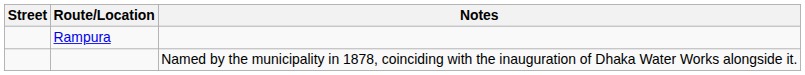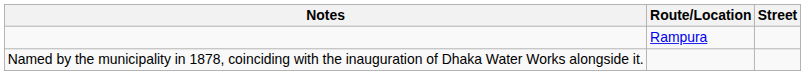columns swapped: (27, 15) <-> (479, 15)
